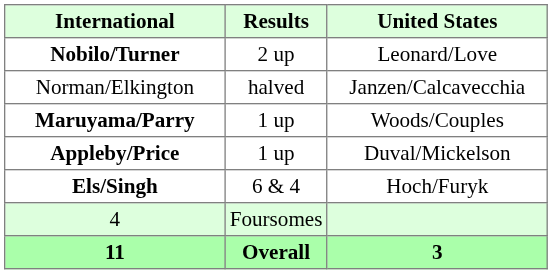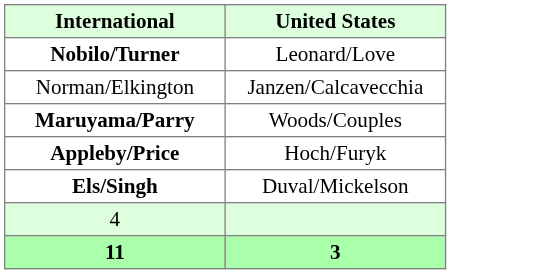- column: (276, 21)
(437, 152) Duval/Mickelson -> (335, 152) Hoch/Furyk
(437, 186) Hoch/Furyk -> (335, 186) Duval/Mickelson
